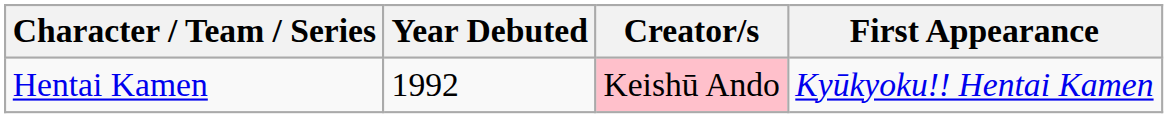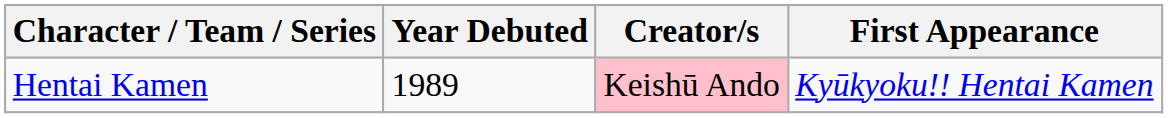(425, 84) 1992 -> (425, 84) 1989
